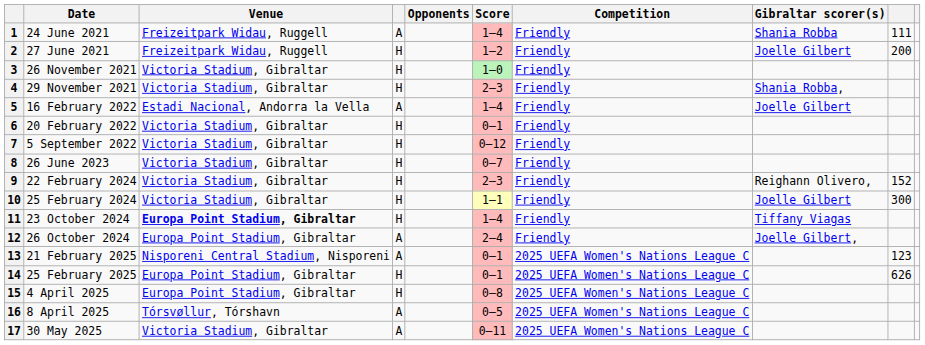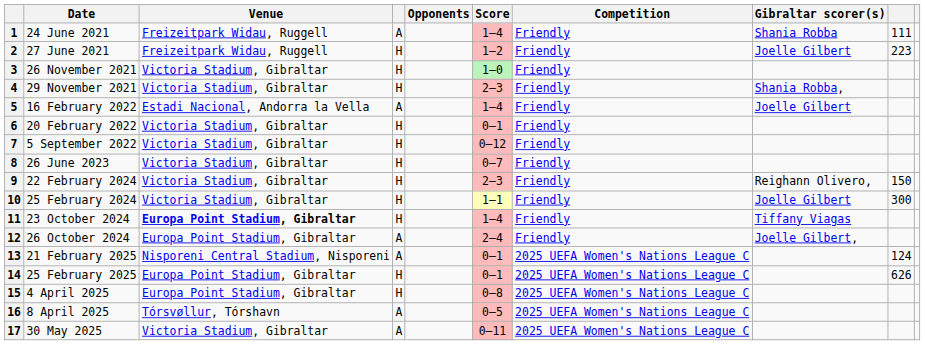(901, 51) 200 -> (901, 51) 223
(901, 182) 152 -> (901, 182) 150
(901, 256) 123 -> (901, 256) 124
